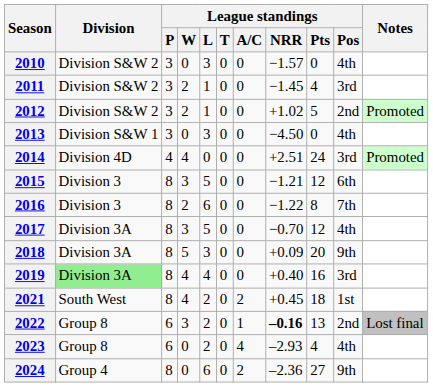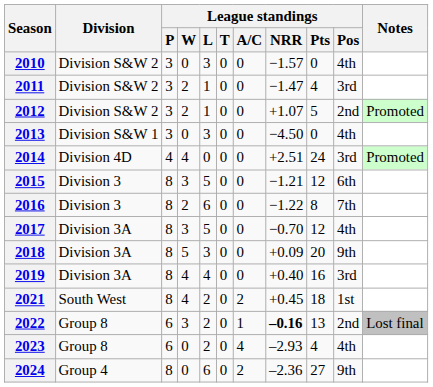(286, 87) −1.45 -> (286, 87) −1.47
(286, 110) +1.02 -> (286, 110) +1.07
(95, 275) lightgreen background -> (95, 275) no background
